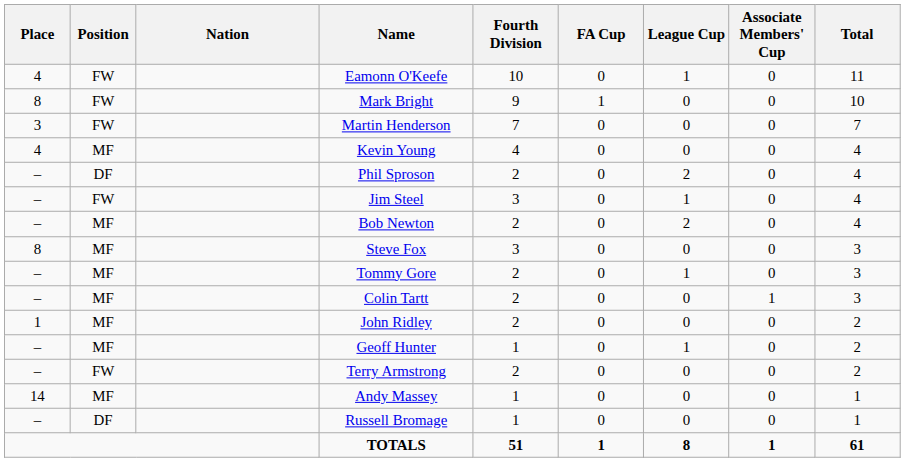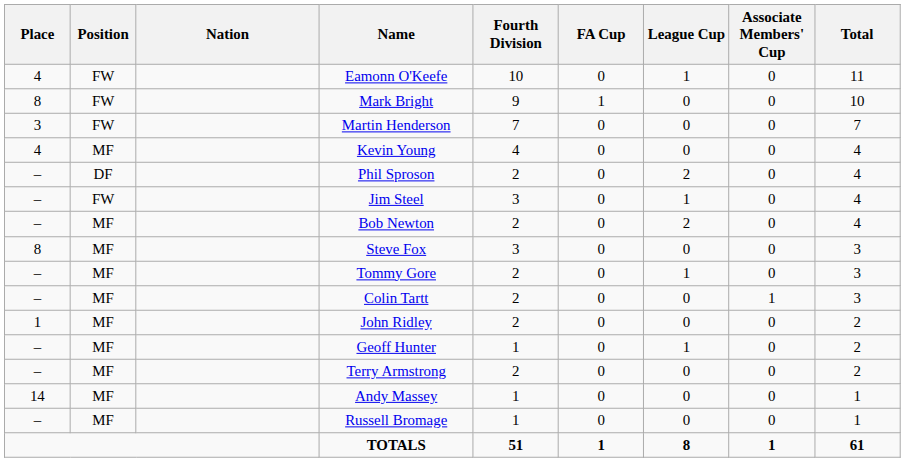(103, 371) FW -> (103, 371) MF
(103, 420) DF -> (103, 420) MF
